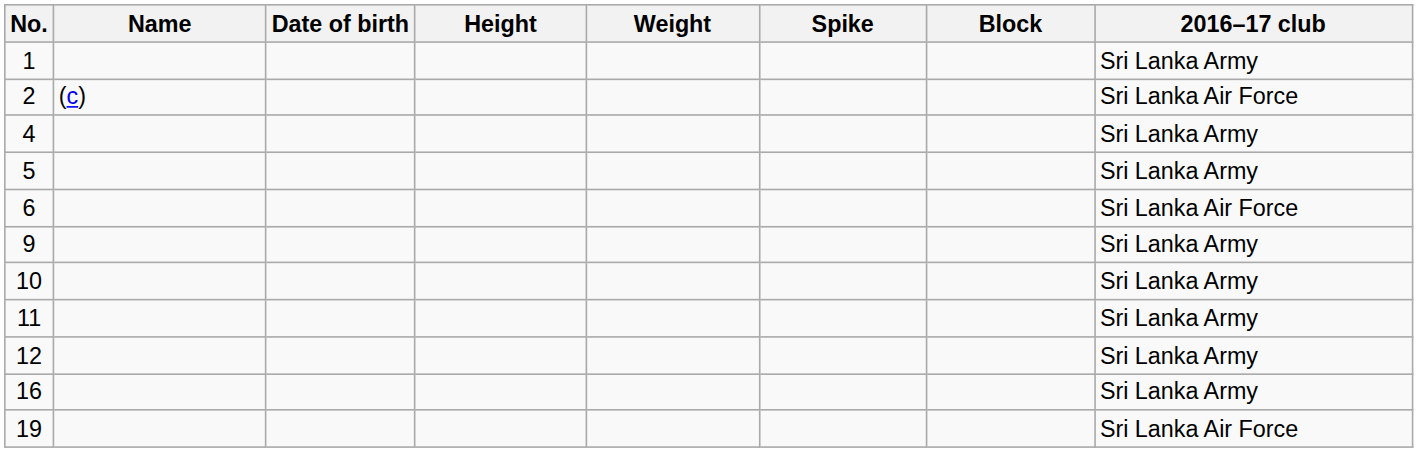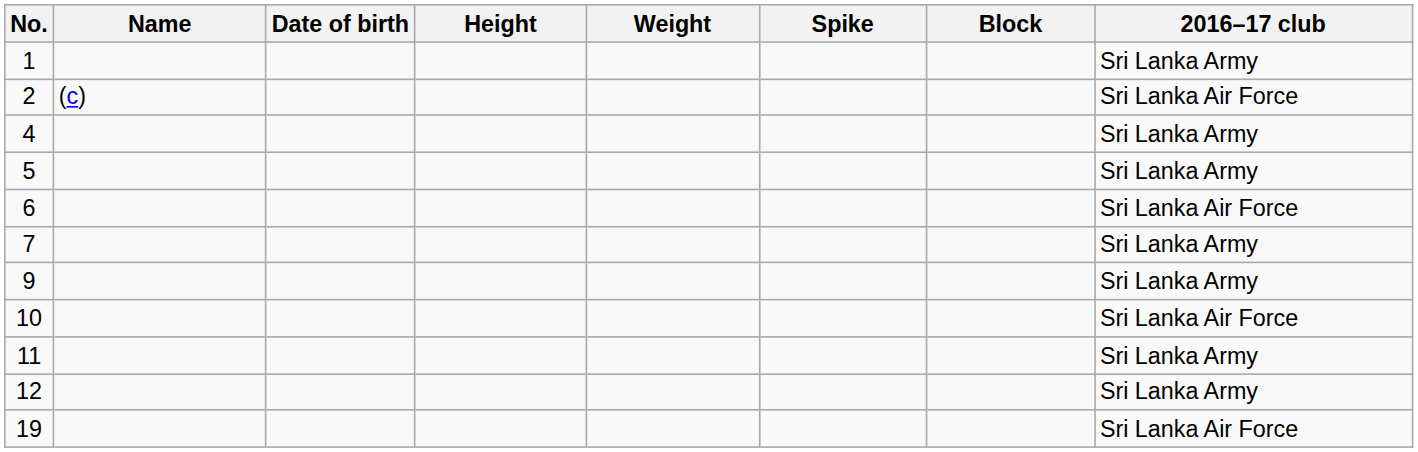+ row: (29, 245)
(1179, 282) Sri Lanka Army -> (1199, 318) Sri Lanka Air Force
- row: (29, 392)
